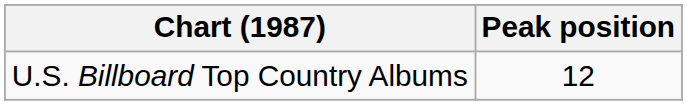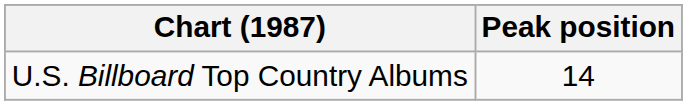(578, 75) 12 -> (578, 75) 14
